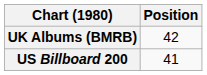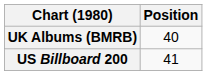(171, 37) 42 -> (171, 37) 40
